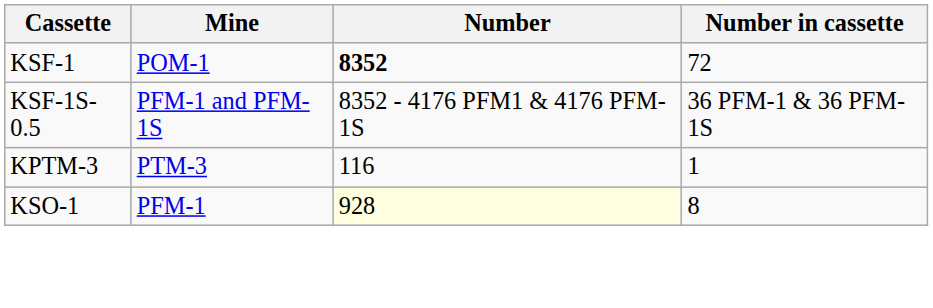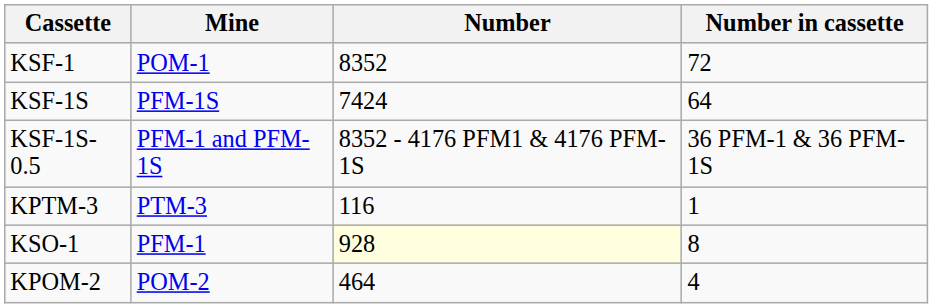(363, 62) bold -> (363, 62) normal
+ row: (50, 100)
+ row: (56, 282)
